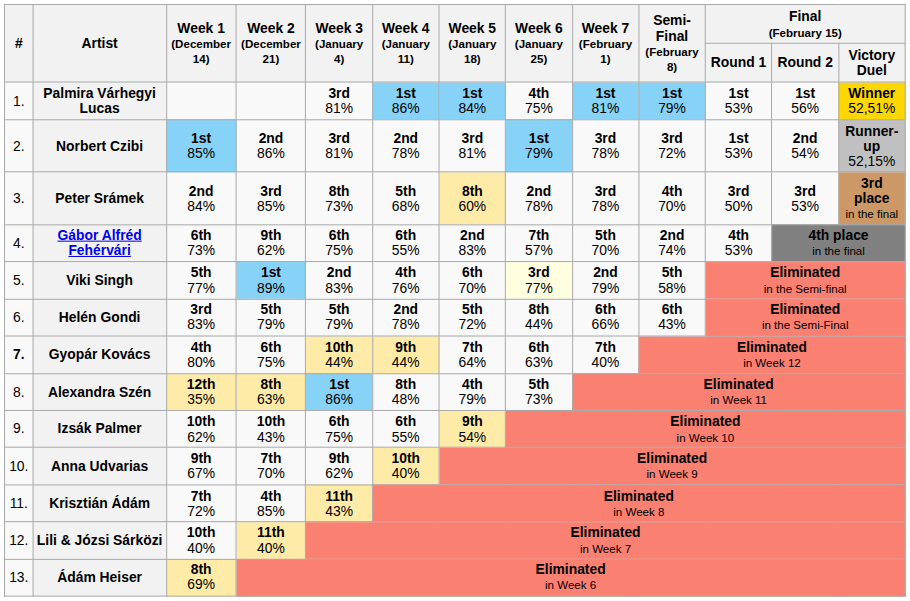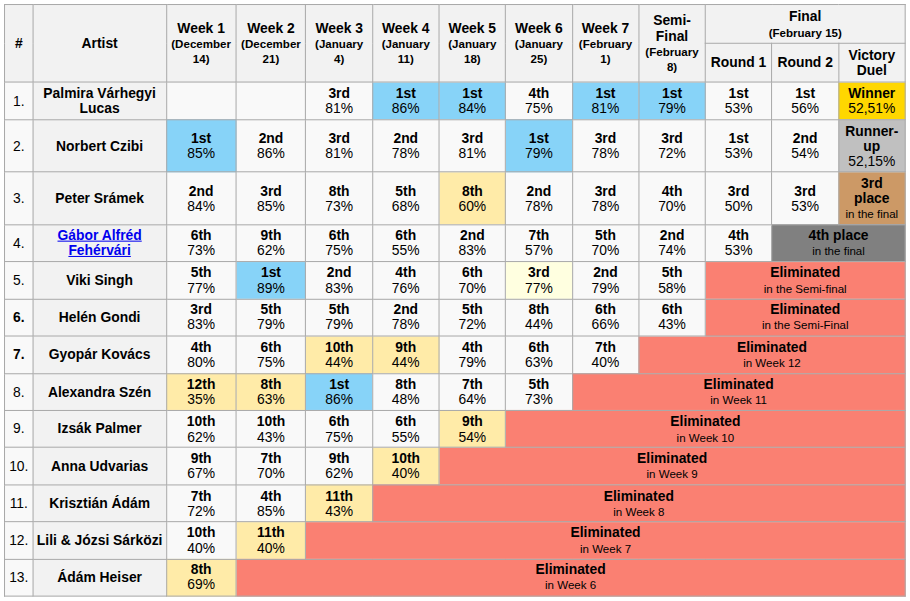(19, 317) normal -> (19, 317) bold
(472, 354) 7th 64% -> (472, 354) 4th 79%
(472, 391) 4th 79% -> (472, 391) 7th 64%
